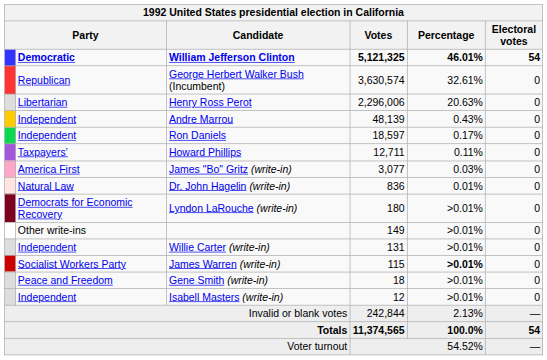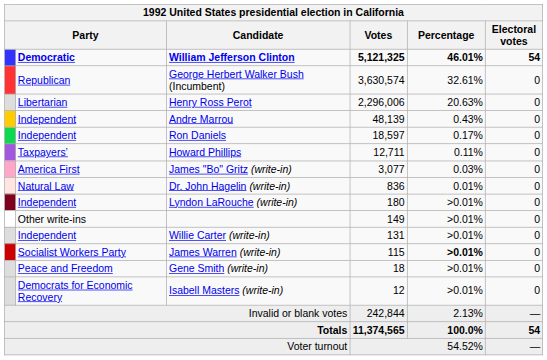(75, 208) Democrats for Economic Recovery -> (47, 202) Independent
(47, 297) Independent -> (75, 291) Democrats for Economic Recovery
